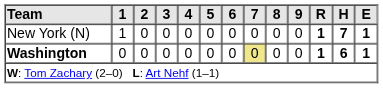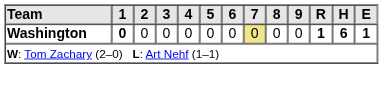- row: (48, 33)
(122, 53) normal -> (122, 33) bold
